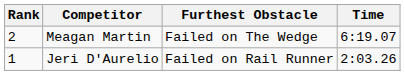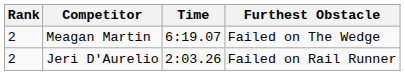columns swapped: (368, 15) <-> (249, 15)
(12, 59) 1 -> (12, 59) 2
